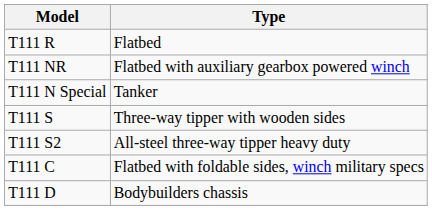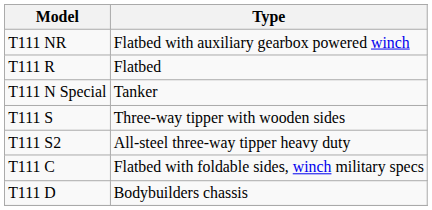rows swapped: (32, 42) <-> (37, 67)
